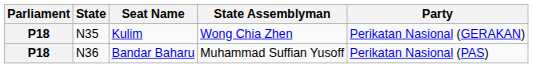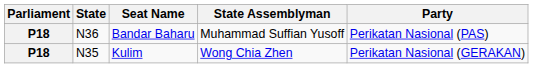rows swapped: (127, 33) <-> (153, 53)
